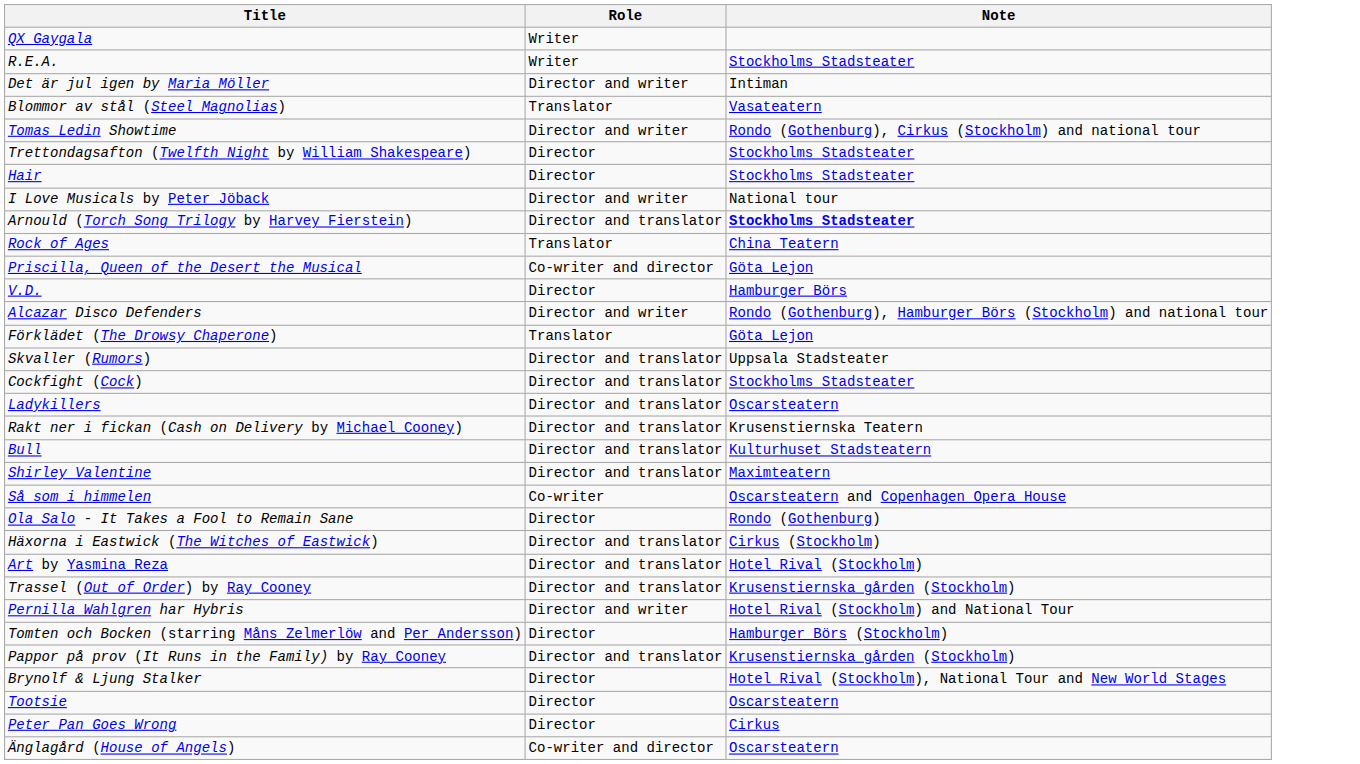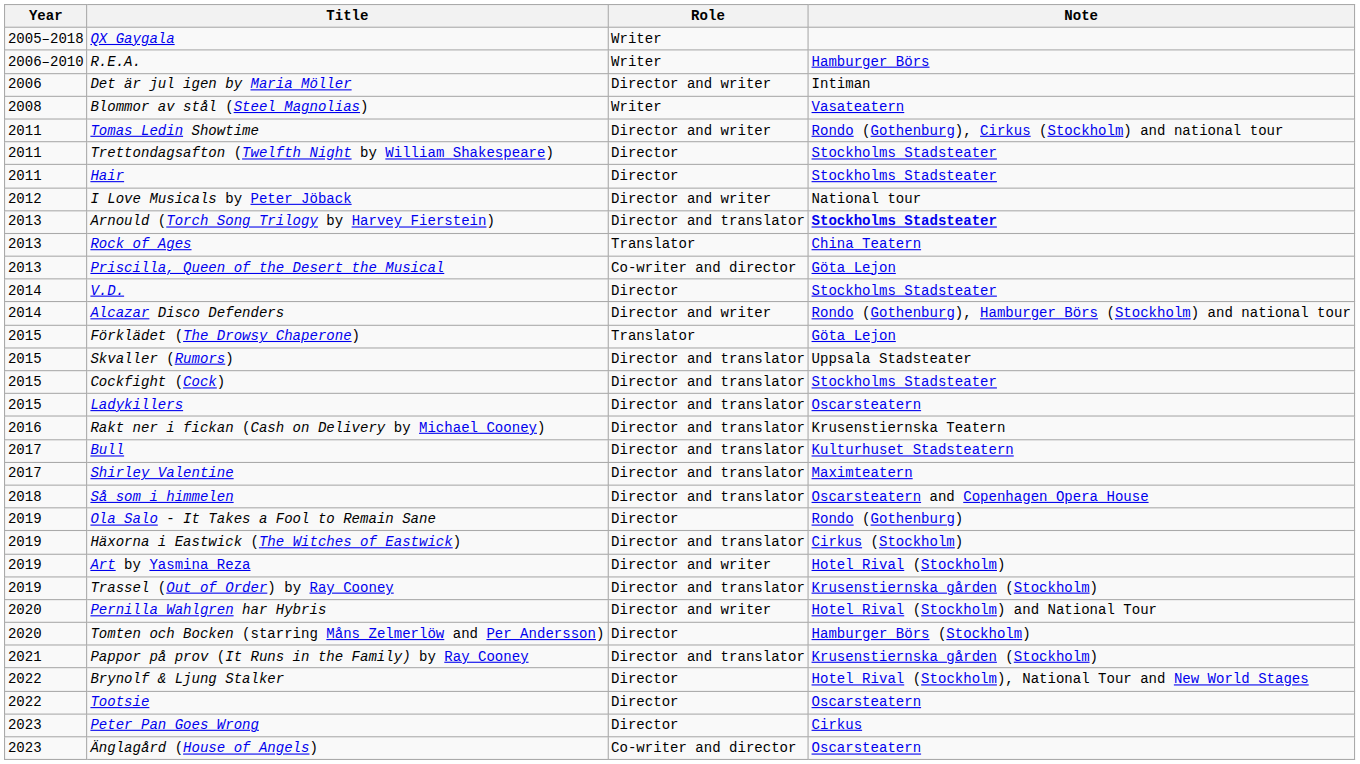+ column: (46, 16)
(822, 62) Stockholms Stadsteater -> (871, 62) Hamburger Börs
(571, 108) Translator -> (636, 108) Writer
(788, 291) Hamburger Börs -> (904, 291) Stockholms Stadsteater
(566, 497) Co-writer -> (708, 497) Director and translator
(625, 565) Director and translator -> (691, 565) Director and writer
